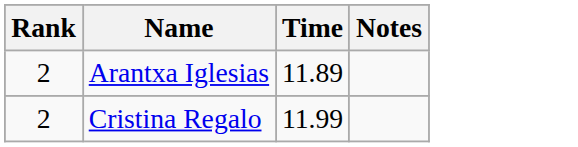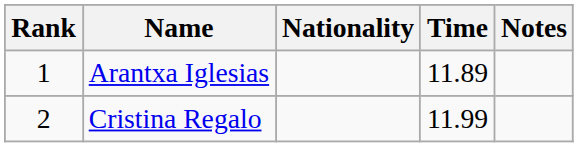+ column: (348, 27)
(44, 73) 2 -> (44, 73) 1
